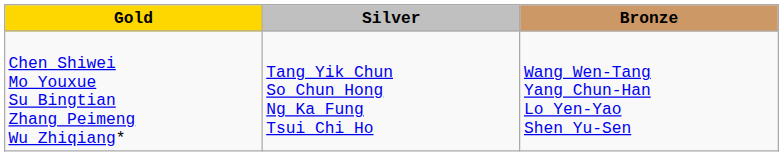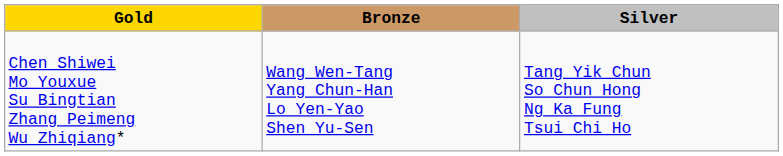columns swapped: (391, 18) <-> (649, 18)
